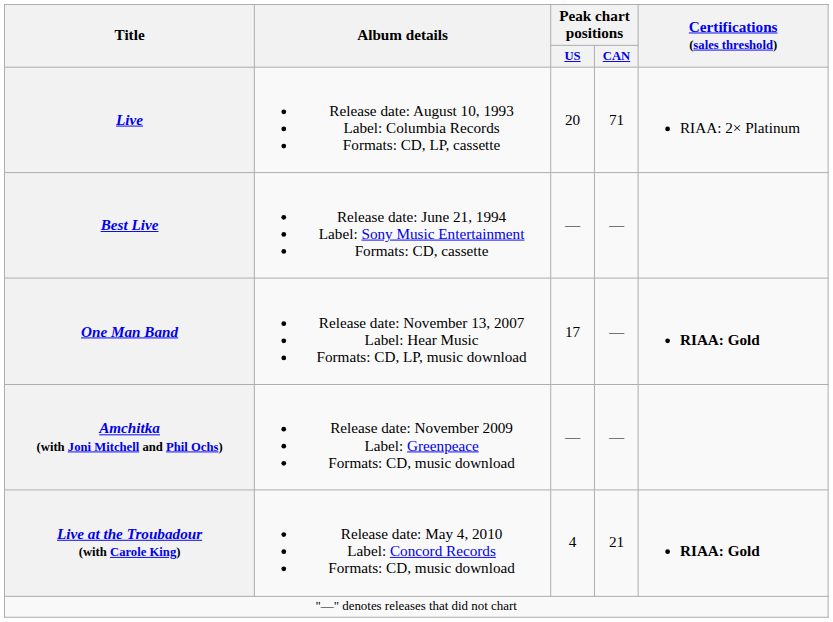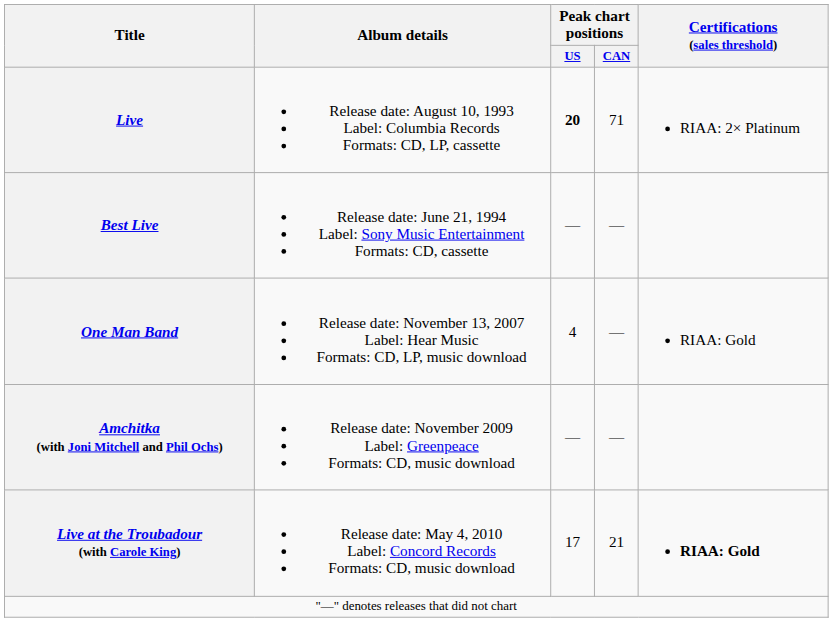(572, 119) normal -> (572, 119) bold
(572, 331) 17 -> (572, 331) 4
(733, 340) bold -> (733, 340) normal
(572, 543) 4 -> (572, 543) 17
